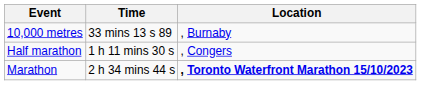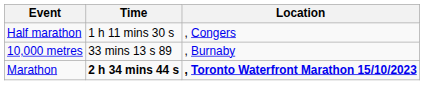rows swapped: (45, 32) <-> (44, 51)
(132, 70) normal -> (134, 70) bold
